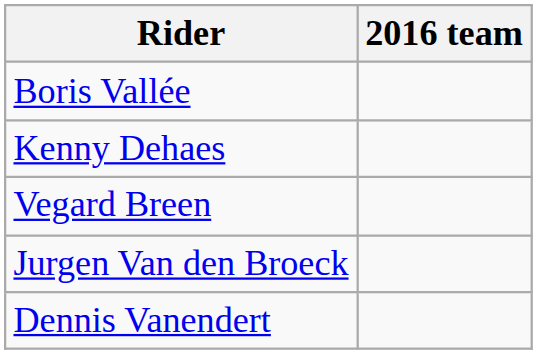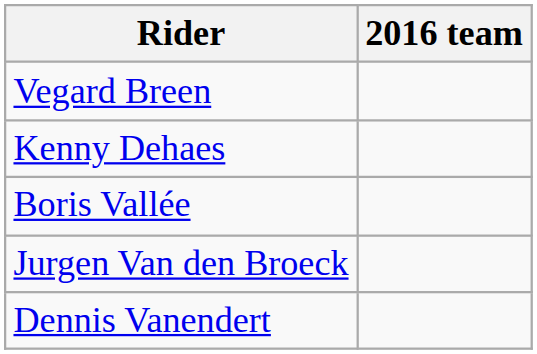rows swapped: (112, 205) <-> (102, 90)
